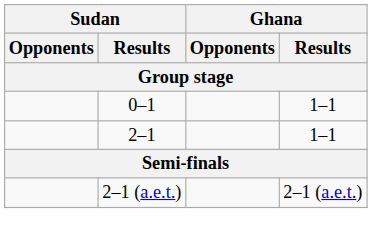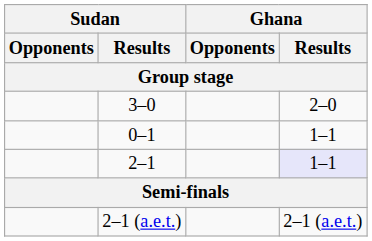+ row: (142, 105)
(323, 134) no background -> (323, 163) lavender background
